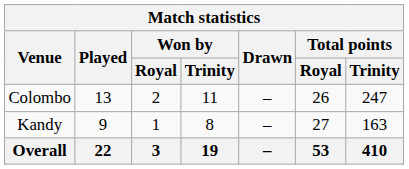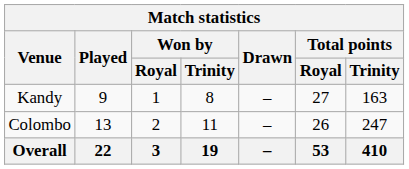rows swapped: (40, 97) <-> (40, 124)
